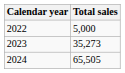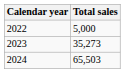(87, 60) 65,505 -> (87, 60) 65,503
